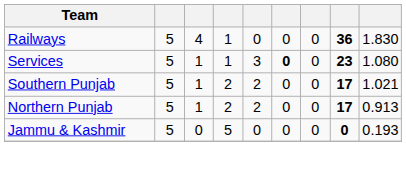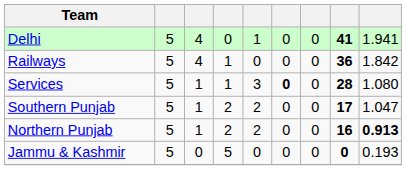+ row: (24, 38)
(380, 38) 1.830 -> (380, 61) 1.842
(344, 61) 23 -> (344, 84) 28
(380, 84) 1.021 -> (380, 107) 1.047
(344, 107) 17 -> (344, 130) 16
(380, 107) normal -> (380, 130) bold
